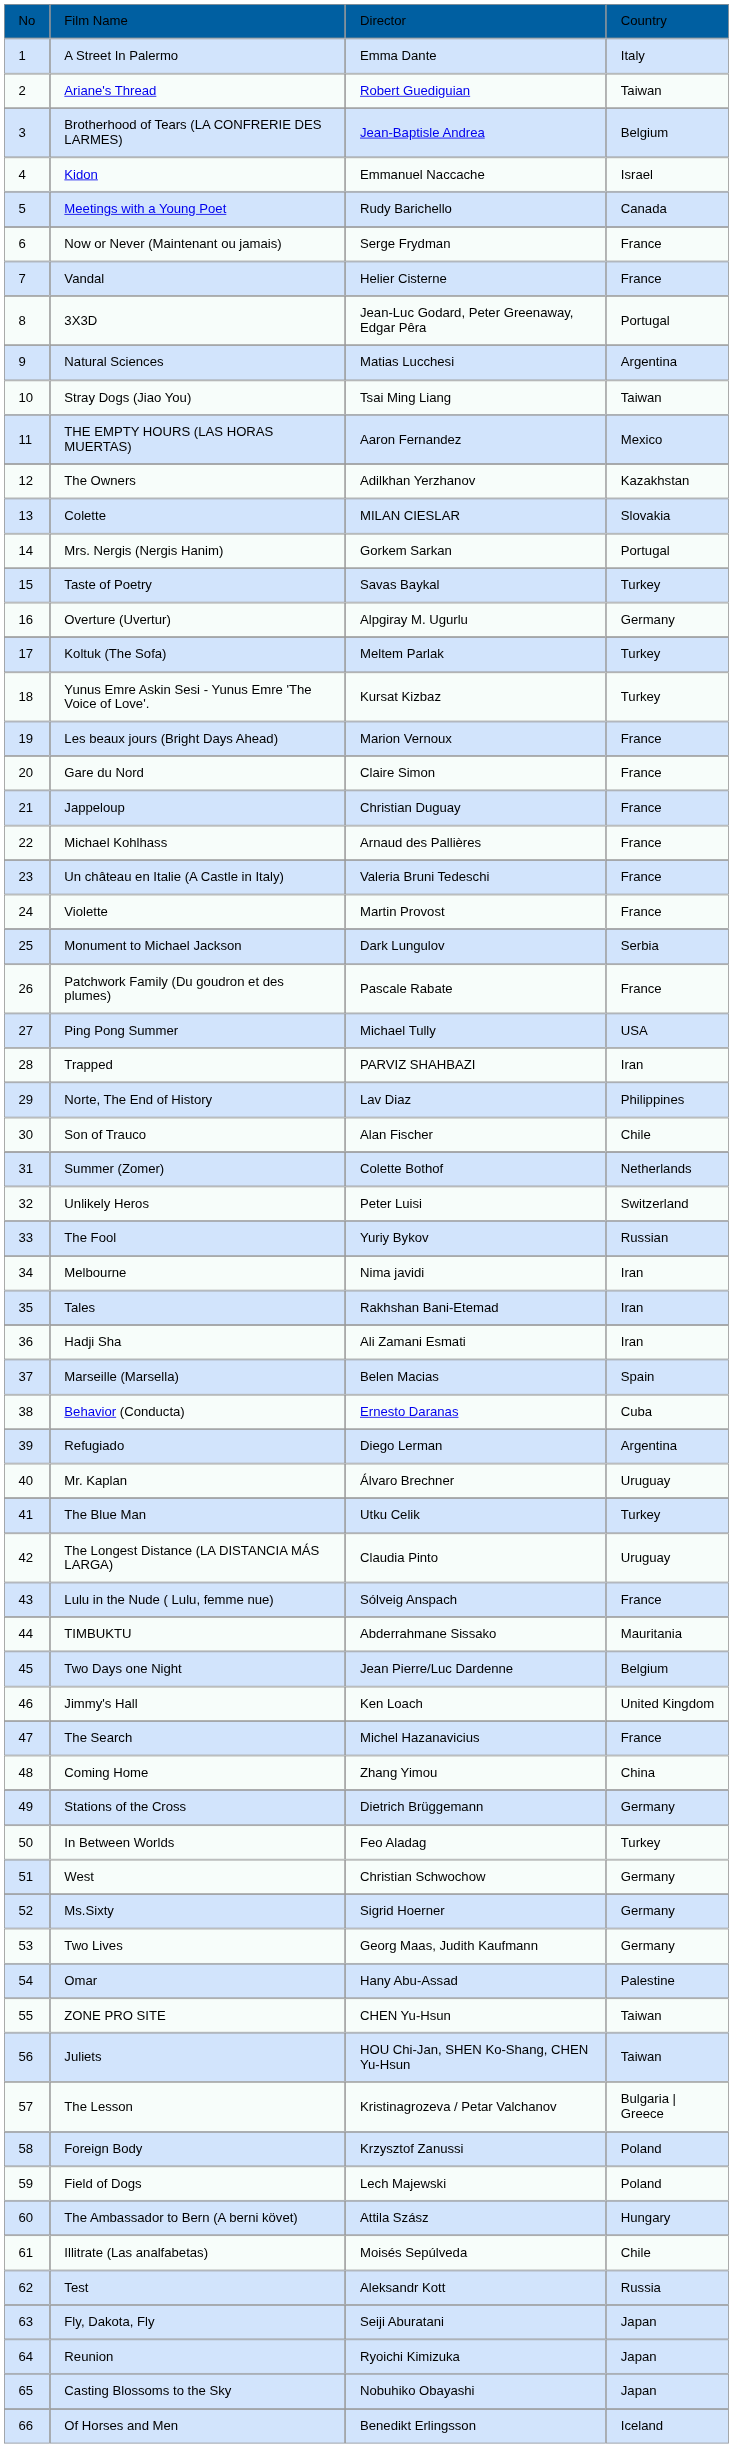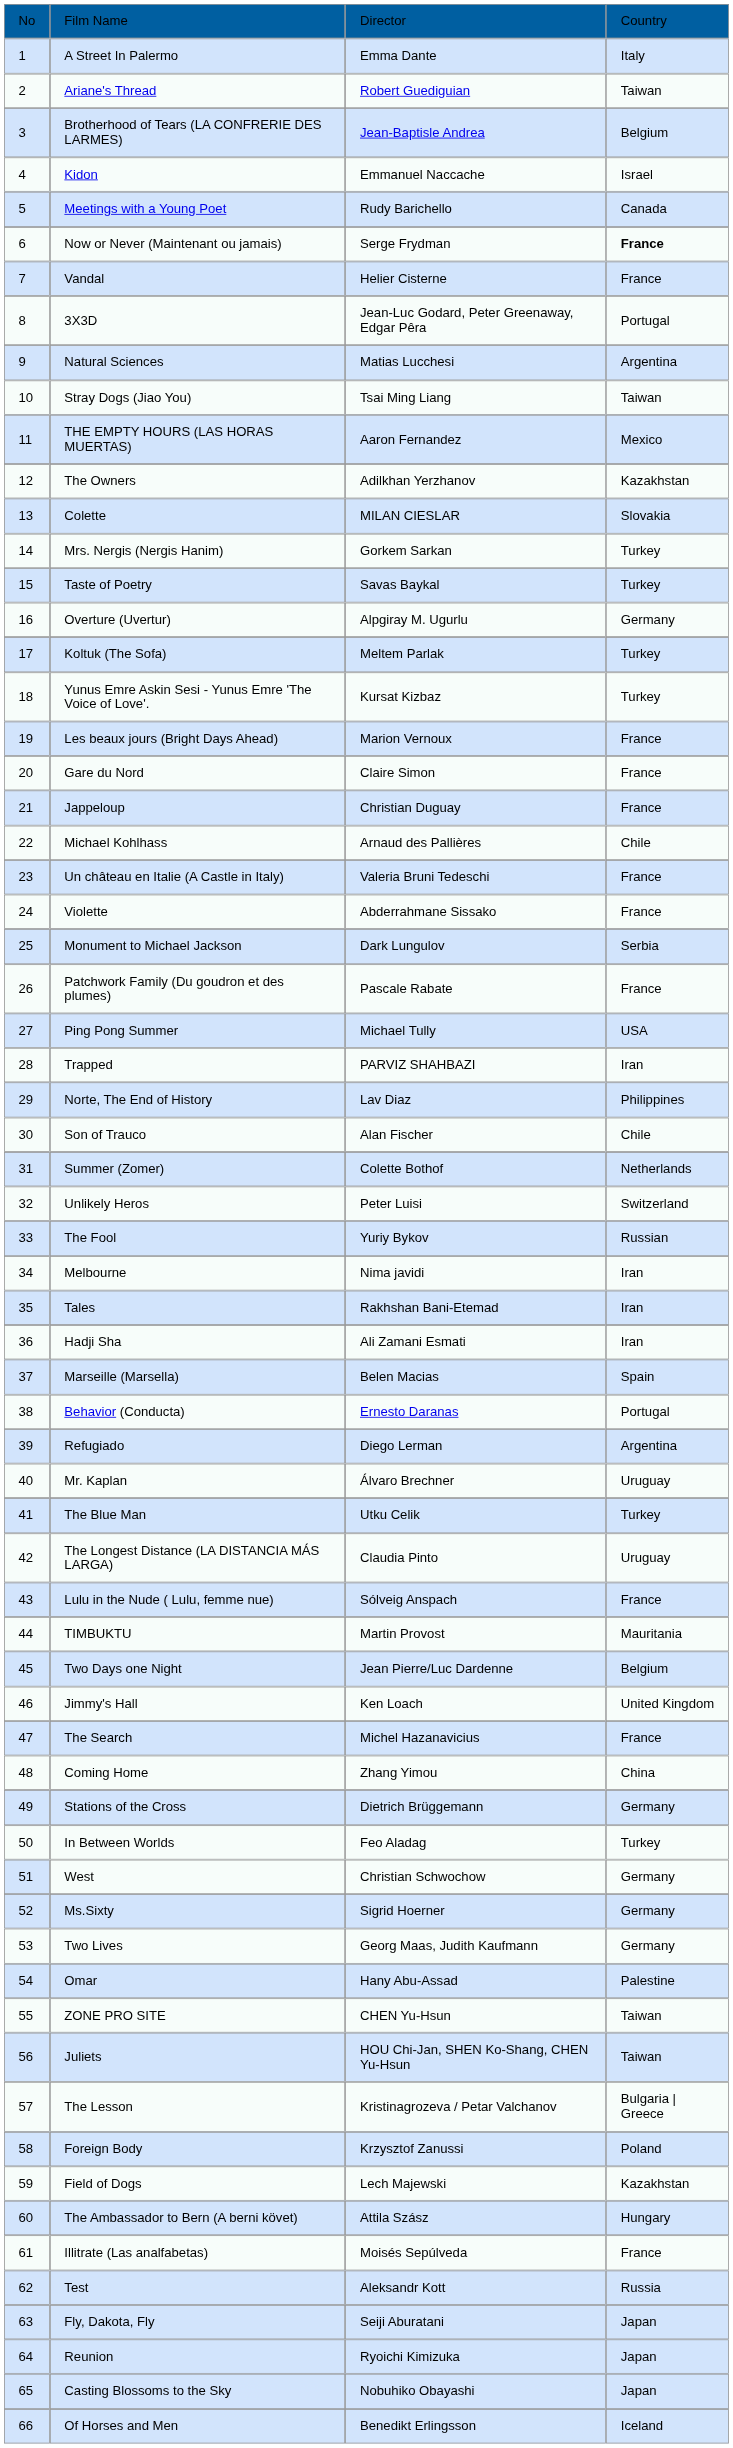(641, 244) normal -> (642, 244) bold
(645, 550) Portugal -> (641, 550) Turkey
(641, 842) France -> (636, 842) Chile
(402, 911) Martin Provost -> (428, 911) Abderrahmane Sissako
(636, 1411) Cuba -> (645, 1411) Portugal
(428, 1634) Abderrahmane Sissako -> (402, 1634) Martin Provost
(641, 2183) Poland -> (655, 2183) Kazakhstan
(636, 2252) Chile -> (641, 2252) France
